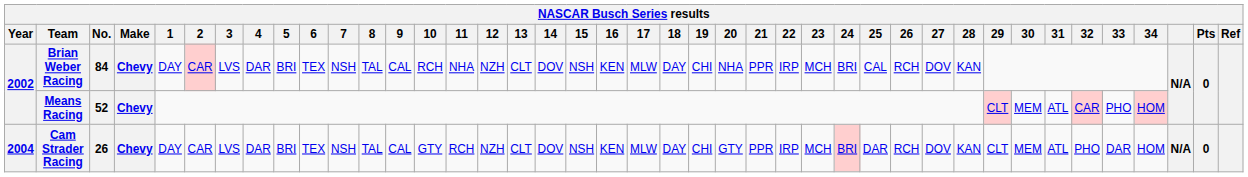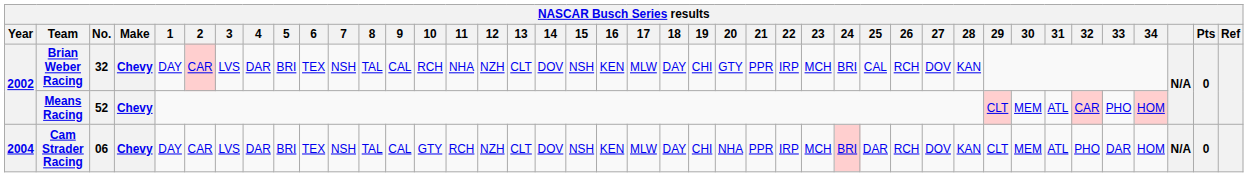(102, 67) 84 -> (102, 67) 32
(731, 67) NHA -> (731, 67) GTY
(102, 148) 26 -> (102, 148) 06
(731, 148) GTY -> (731, 148) NHA
